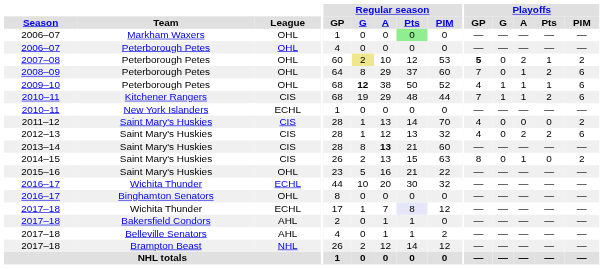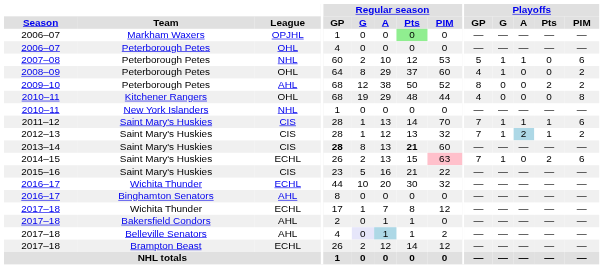(288, 35) OHL -> (288, 35) OPJHL
(288, 59) OHL -> (288, 59) NHL
(363, 59) khaki background -> (363, 59) no background
(479, 59) bold -> (479, 59) normal
(503, 59) 0 -> (503, 59) 1
(524, 59) 2 -> (524, 59) 1
(549, 59) 1 -> (549, 59) 0
(582, 59) 2 -> (582, 59) 6
(479, 72) 7 -> (479, 72) 4
(503, 72) 0 -> (503, 72) 1
(524, 72) 1 -> (524, 72) 0
(549, 72) 2 -> (549, 72) 0
(582, 72) 6 -> (582, 72) 2
(288, 84) OHL -> (288, 84) AHL
(363, 84) bold -> (363, 84) normal
(479, 84) 4 -> (479, 84) 8
(503, 84) 1 -> (503, 84) 0
(524, 84) 1 -> (524, 84) 0
(549, 84) 1 -> (549, 84) 2
(582, 84) 6 -> (582, 84) 2
(288, 97) CIS -> (288, 97) OHL
(479, 97) 7 -> (479, 97) 4
(503, 97) 1 -> (503, 97) 0
(524, 97) 1 -> (524, 97) 0
(549, 97) 2 -> (549, 97) 0
(582, 97) 6 -> (582, 97) 8
(288, 109) ECHL -> (288, 109) NHL
(479, 121) 4 -> (479, 121) 7
(503, 121) 0 -> (503, 121) 1
(524, 121) 0 -> (524, 121) 1
(549, 121) 0 -> (549, 121) 1
(582, 121) 2 -> (582, 121) 6
(479, 134) 4 -> (479, 134) 7
(503, 134) 0 -> (503, 134) 1
(524, 134) no background -> (524, 134) lightblue background
(549, 134) 2 -> (549, 134) 1
(582, 134) 6 -> (582, 134) 2
(337, 146) normal -> (337, 146) bold
(385, 146) bold -> (385, 146) normal
(412, 146) normal -> (412, 146) bold
(288, 159) CIS -> (288, 159) ECHL
(445, 159) no background -> (445, 159) pink background
(479, 159) 8 -> (479, 159) 7
(503, 159) 0 -> (503, 159) 1
(524, 159) 1 -> (524, 159) 0
(549, 159) 0 -> (549, 159) 2
(582, 159) 2 -> (582, 159) 6
(288, 171) OHL -> (288, 171) CIS
(288, 196) OHL -> (288, 196) AHL
(412, 208) lavender background -> (412, 208) no background
(363, 233) no background -> (363, 233) lavender background
(385, 233) no background -> (385, 233) lightblue background
(288, 245) NHL -> (288, 245) ECHL
